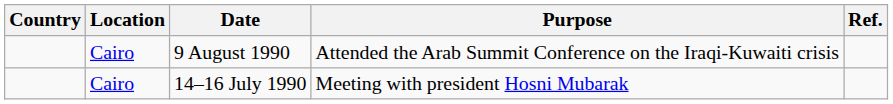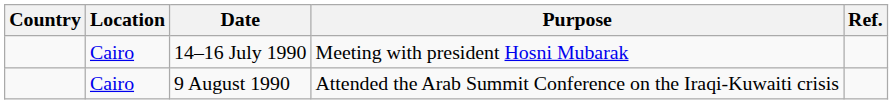rows swapped: (240, 83) <-> (232, 51)
